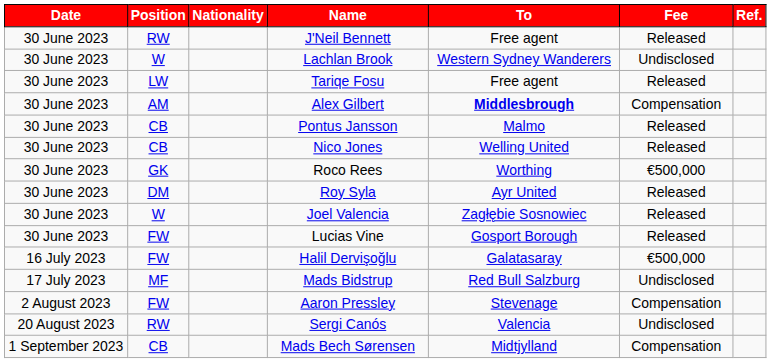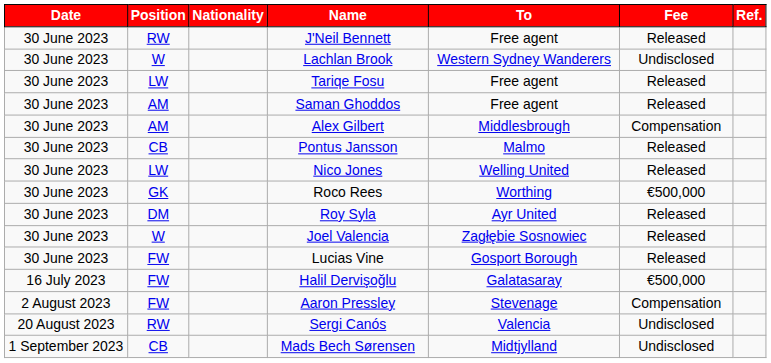+ row: (348, 104)
(524, 104) bold -> (524, 126) normal
(158, 148) CB -> (158, 170) LW
- row: (348, 281)
(676, 347) Compensation -> (676, 347) Undisclosed
